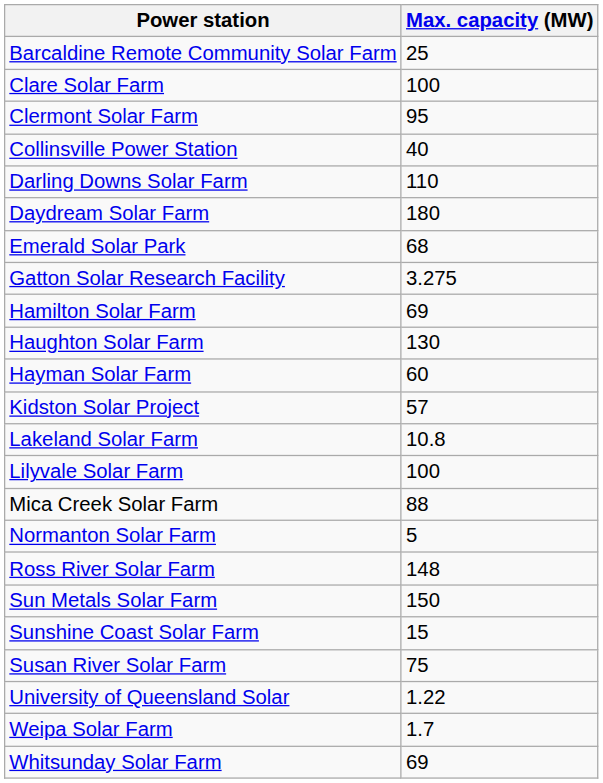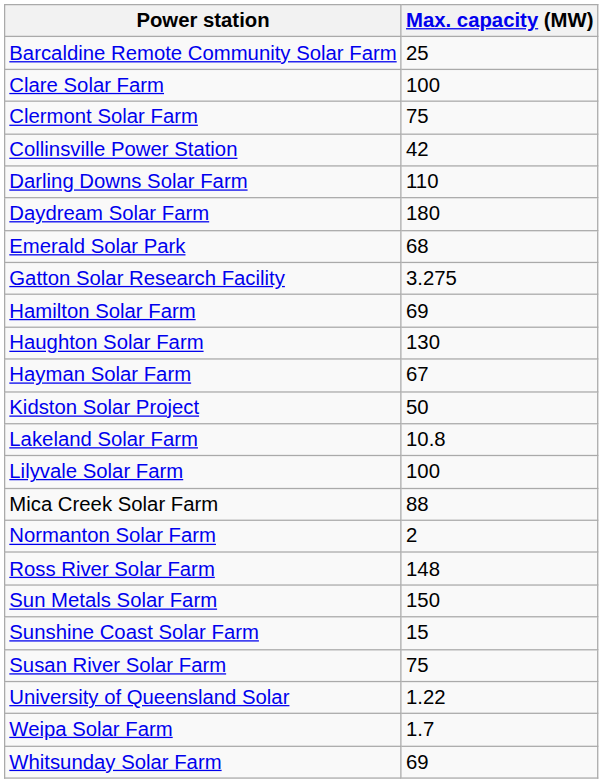(417, 117) 95 -> (417, 117) 75
(417, 149) 40 -> (417, 149) 42
(417, 375) 60 -> (417, 375) 67
(417, 407) 57 -> (417, 407) 50
(412, 536) 5 -> (412, 536) 2
